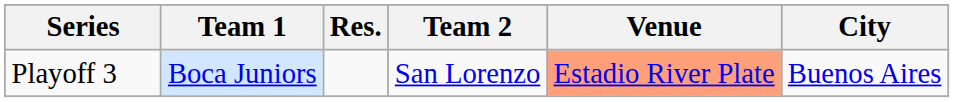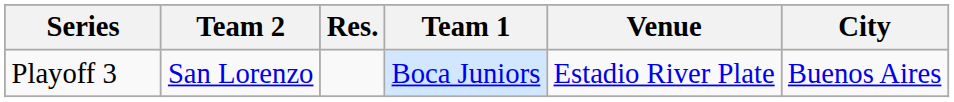columns swapped: (242, 27) <-> (468, 27)
(664, 72) lightsalmon background -> (664, 72) no background
